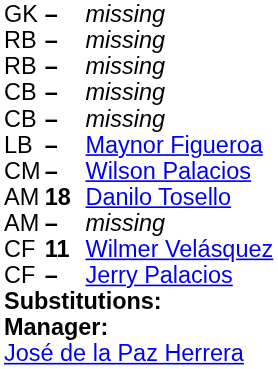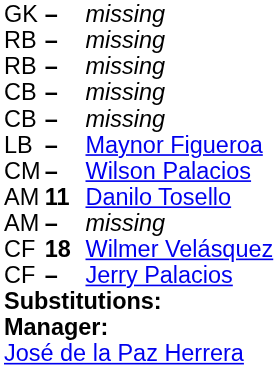(58, 197) 18 -> (57, 197) 11
(57, 249) 11 -> (58, 249) 18
